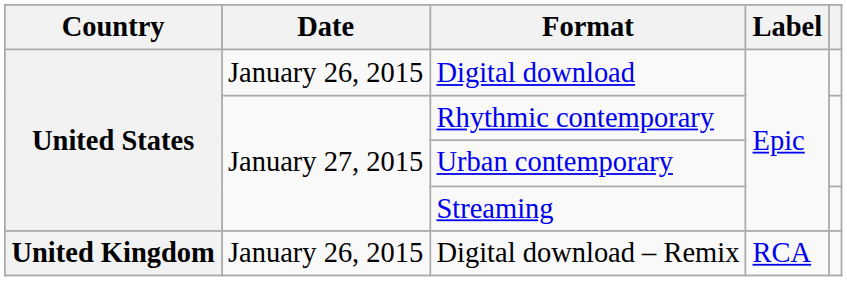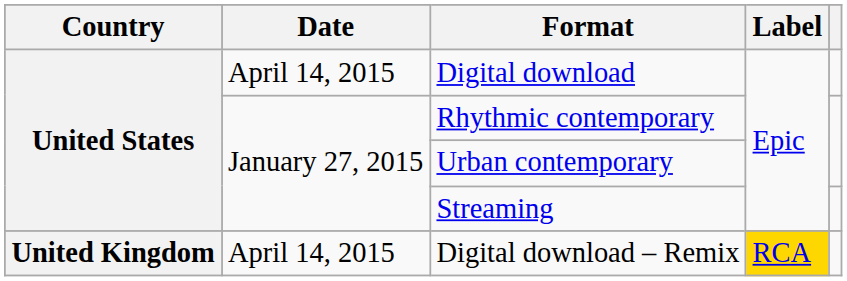(326, 72) January 26, 2015 -> (311, 72) April 14, 2015
(326, 252) January 26, 2015 -> (311, 252) April 14, 2015
(782, 252) no background -> (782, 252) gold background
